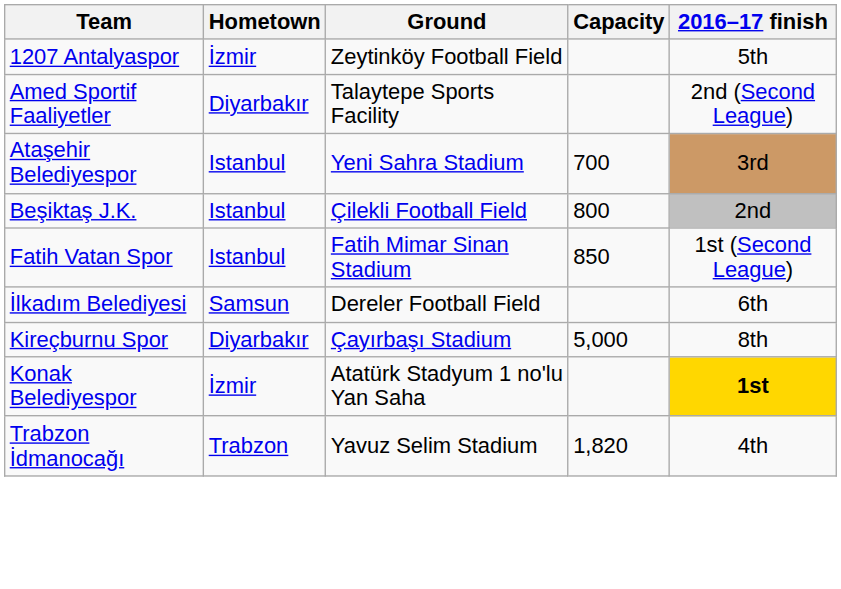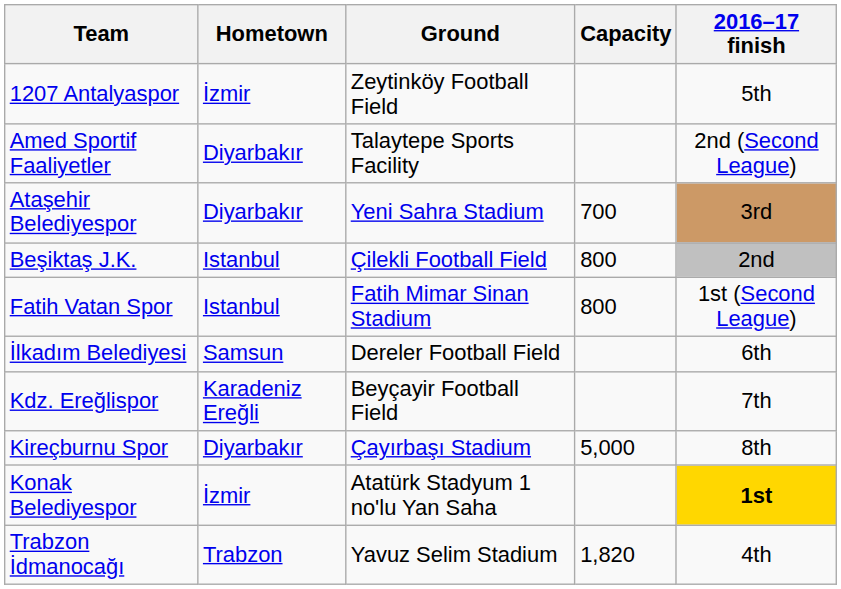(247, 163) Istanbul -> (253, 212) Diyarbakır
(591, 257) 850 -> (598, 306) 800
+ row: (84, 400)
